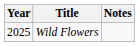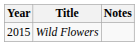(19, 32) 2025 -> (19, 32) 2015
